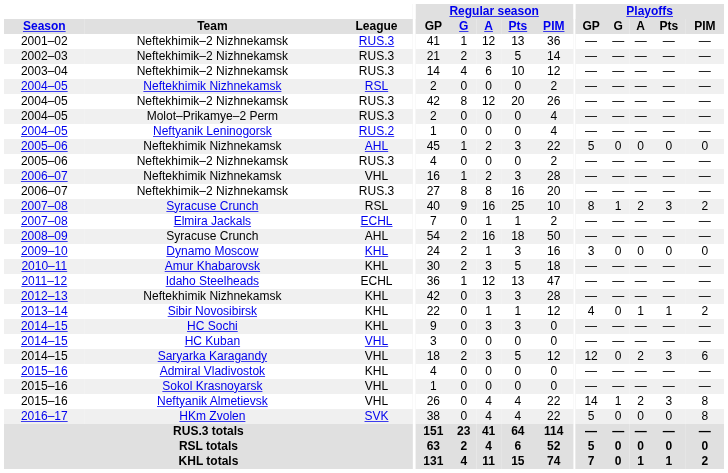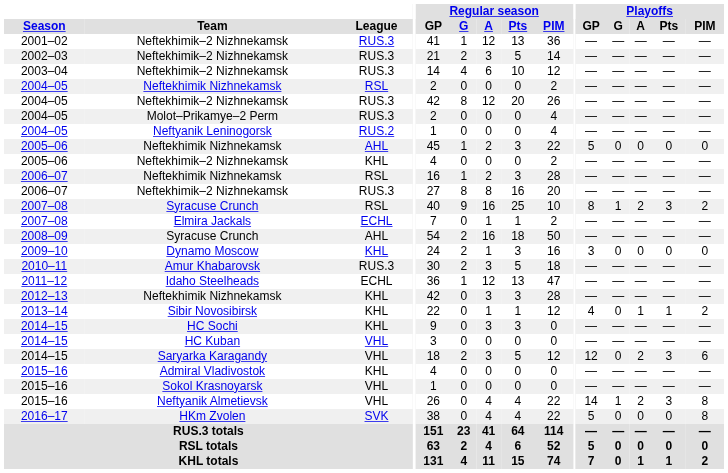(377, 161) RUS.3 -> (377, 161) KHL
(377, 176) VHL -> (377, 176) RSL
(377, 266) KHL -> (377, 266) RUS.3
